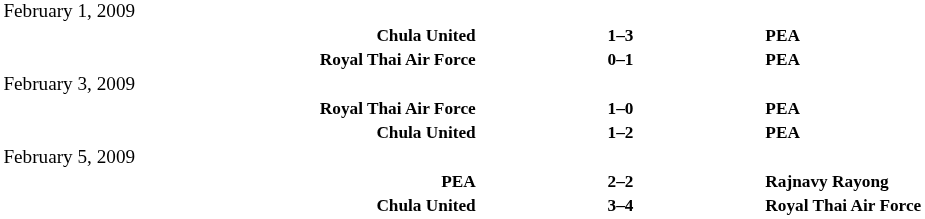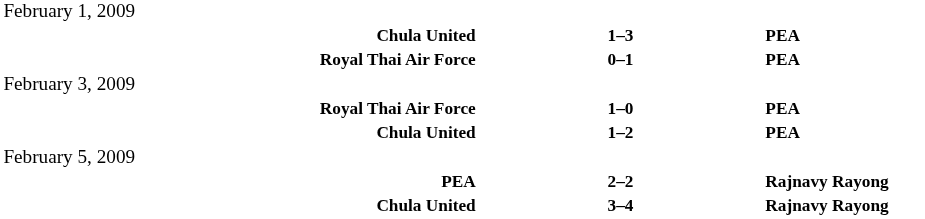(843, 205) Royal Thai Air Force -> (827, 205) Rajnavy Rayong
